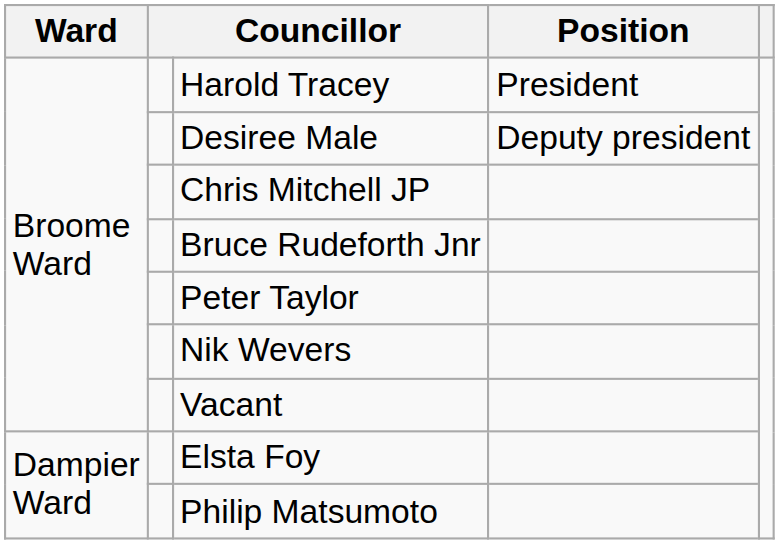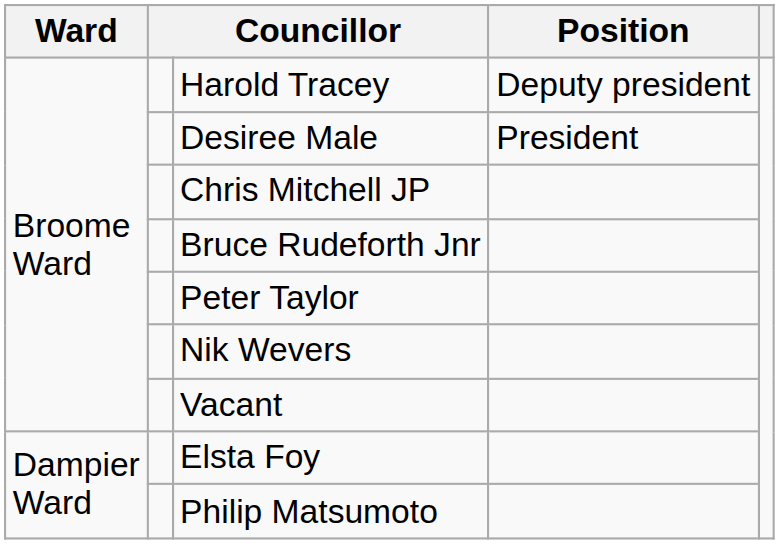(567, 84) President -> (623, 84) Deputy president
(623, 137) Deputy president -> (567, 137) President
